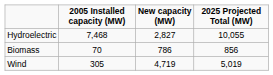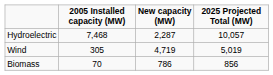(165, 36) 2,827 -> (165, 36) 2,287
(231, 36) 10,055 -> (231, 36) 10,057
rows swapped: (17, 63) <-> (23, 49)
